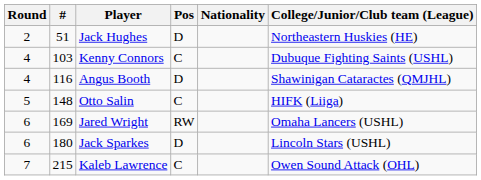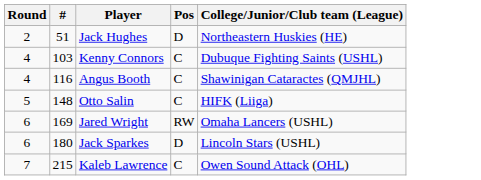- column: (233, 15)
(178, 79) D -> (178, 79) C
